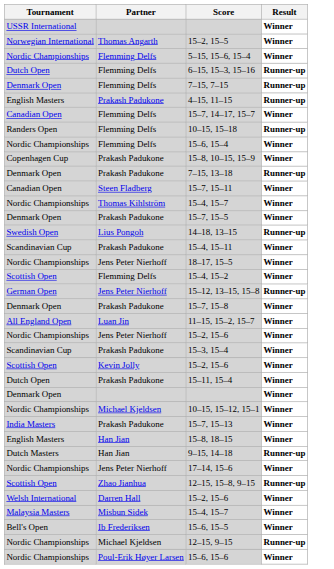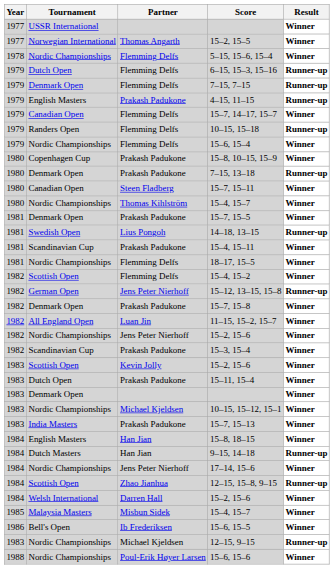+ column: (15, 12)
(132, 262) Jens Peter Nierhoff -> (149, 262) Flemming Delfs
